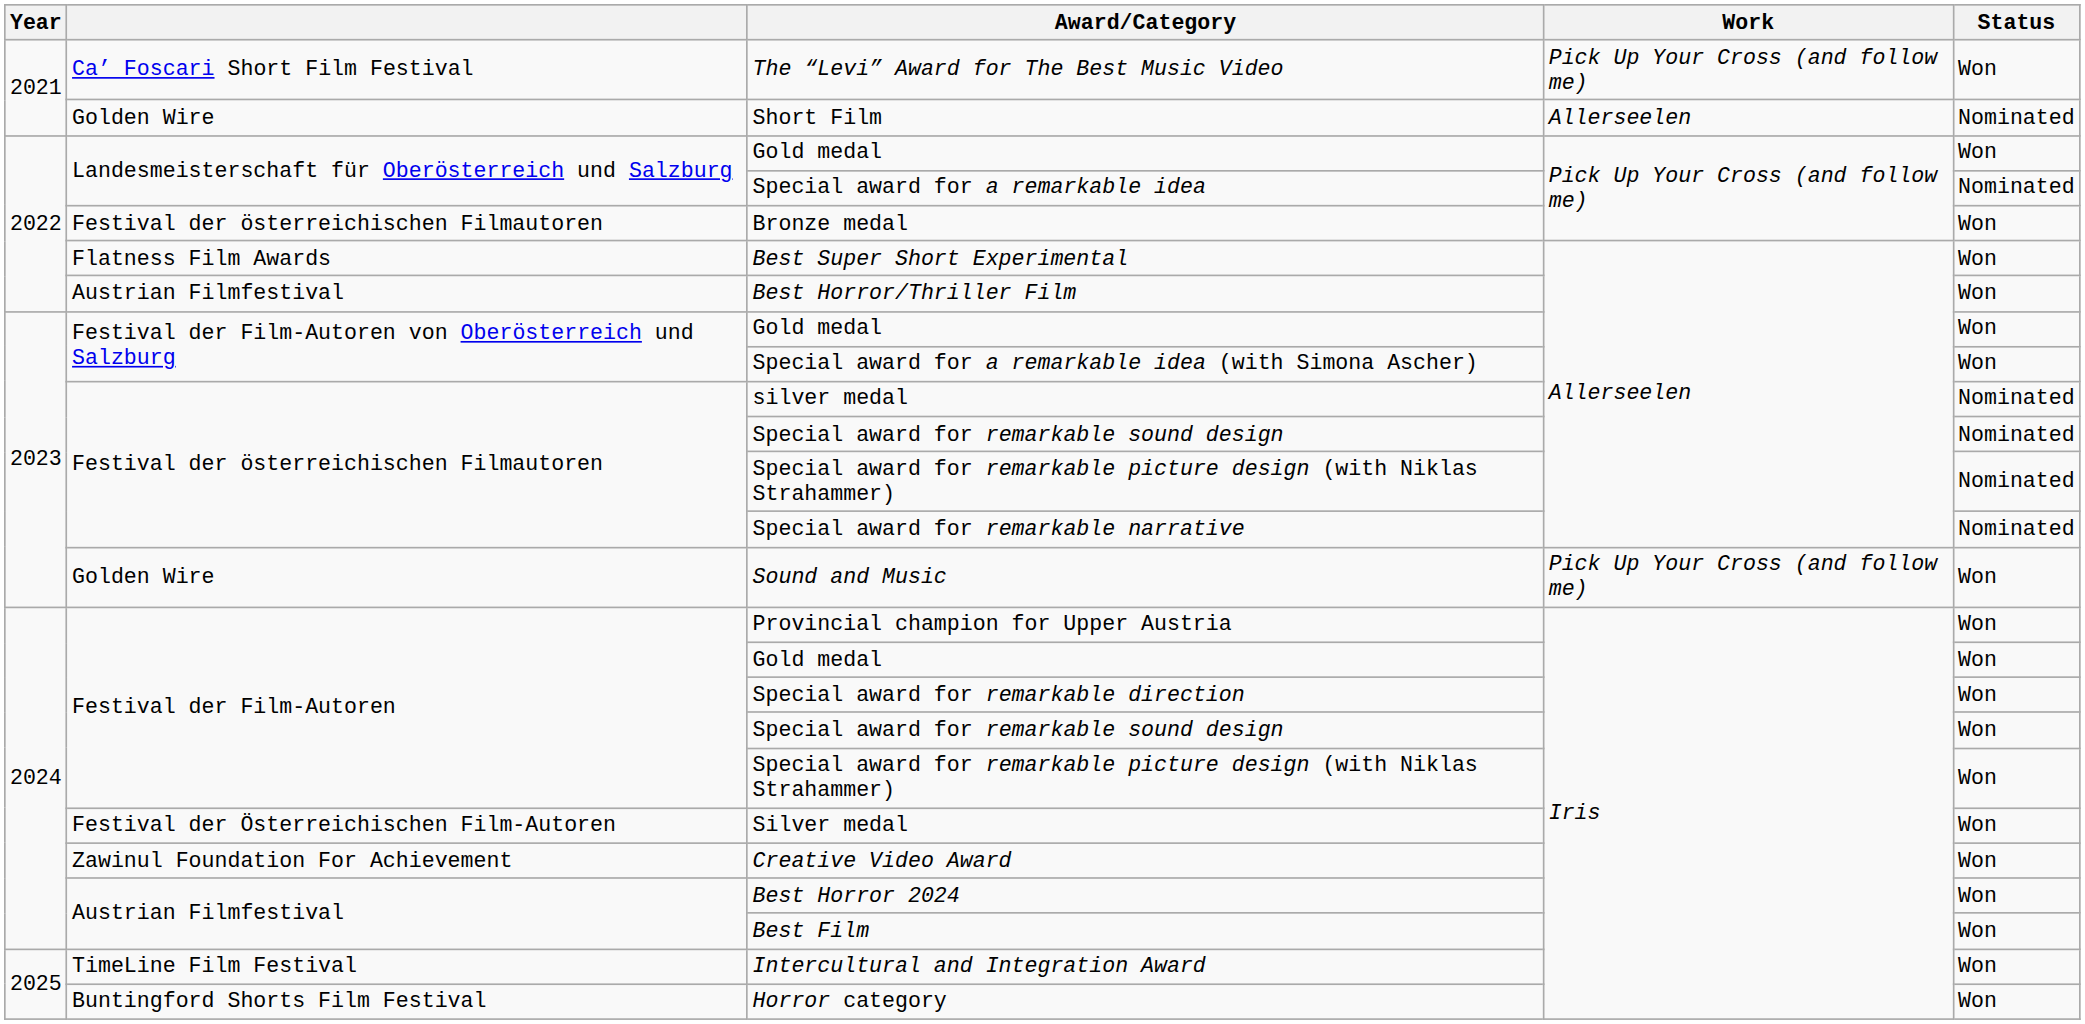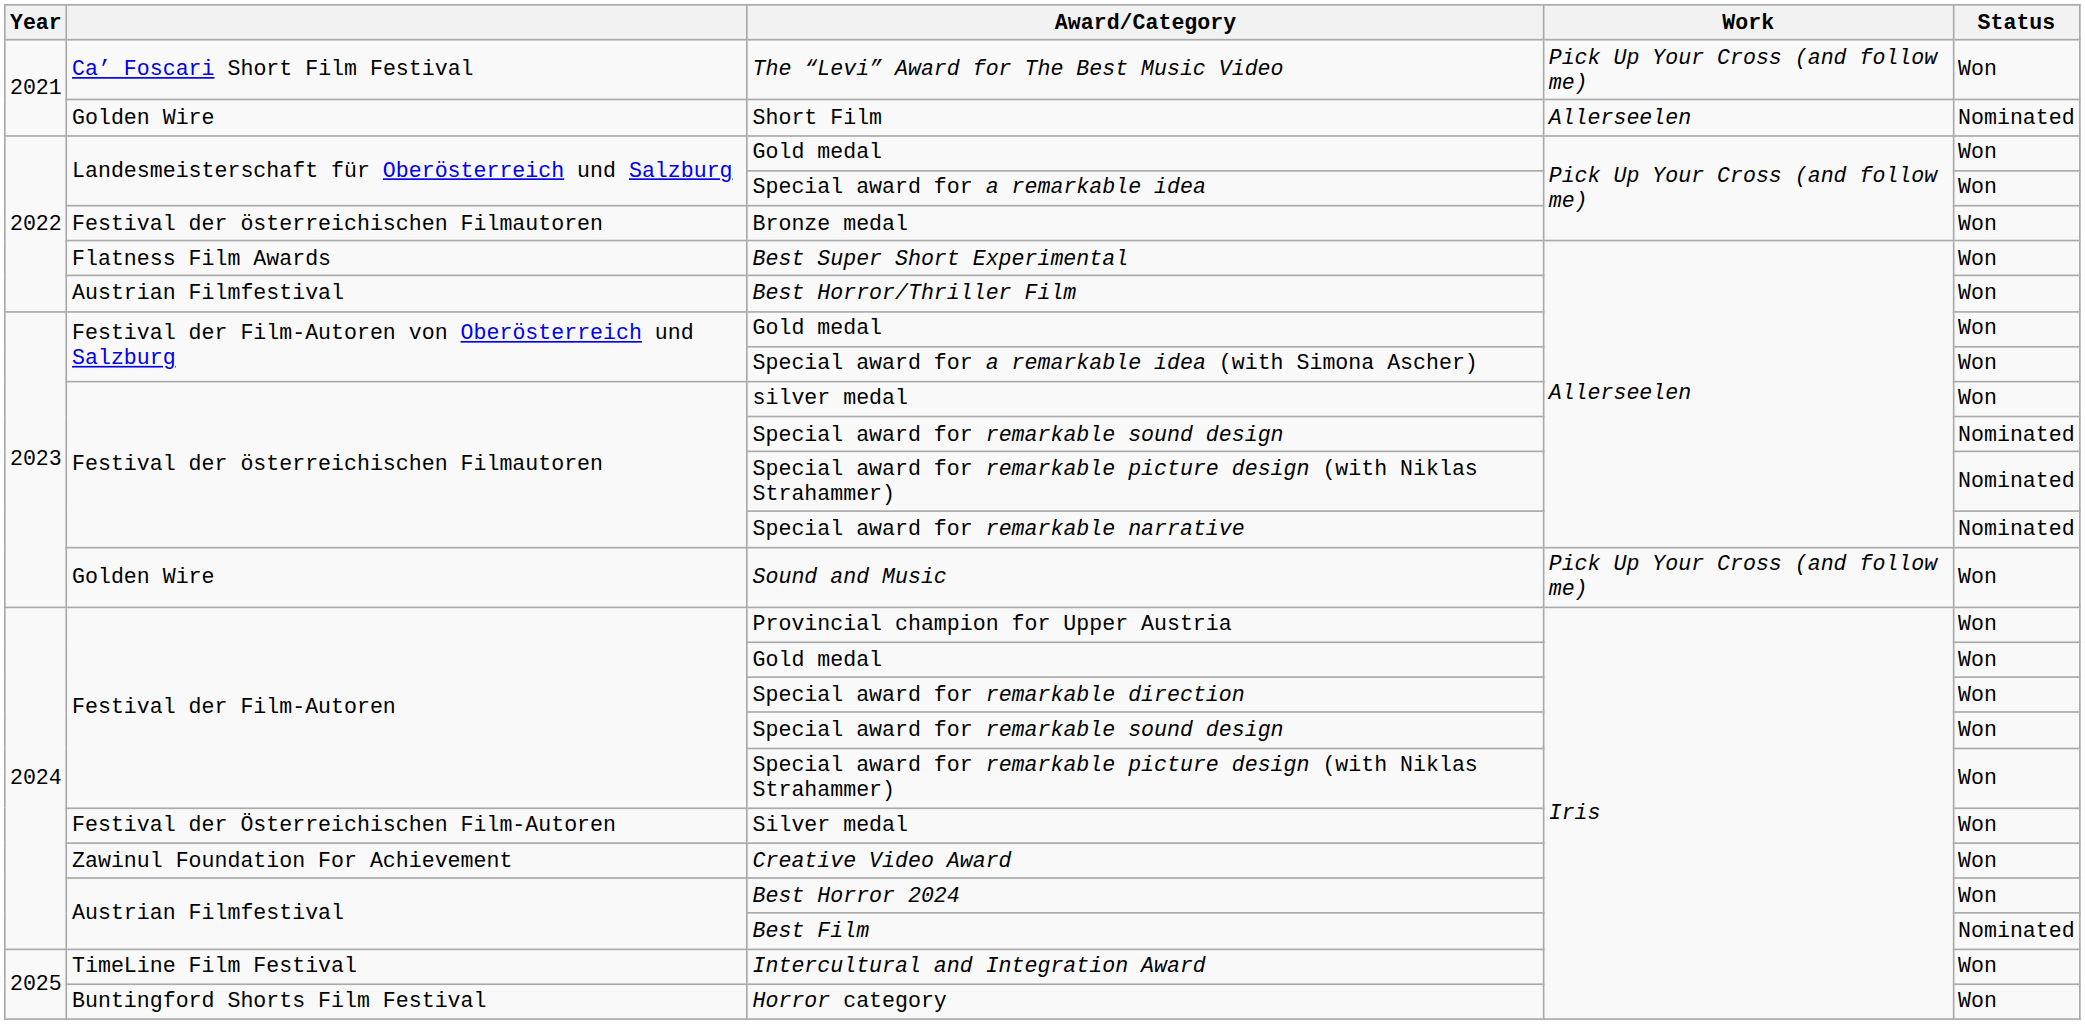(2016, 188) Nominated -> (1978, 188) Won
(2016, 399) Nominated -> (1978, 399) Won
(1978, 931) Won -> (2016, 931) Nominated
